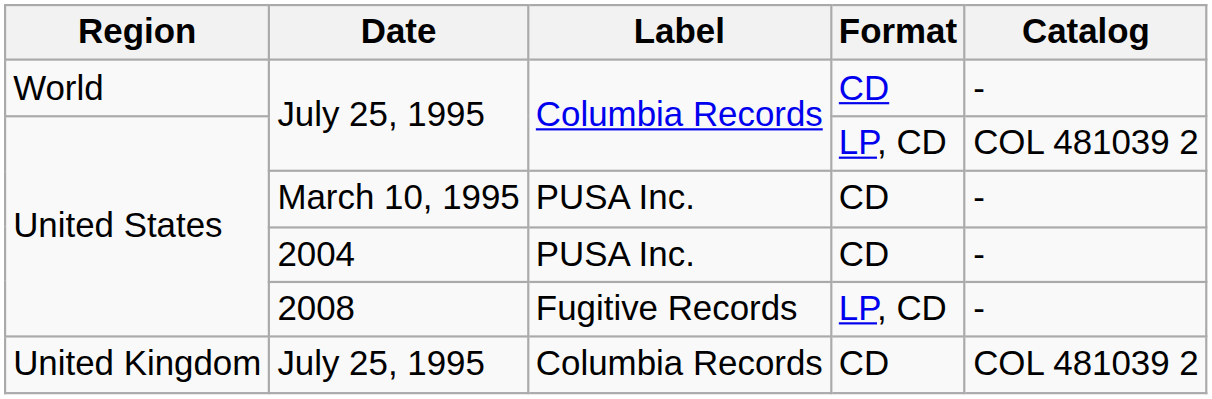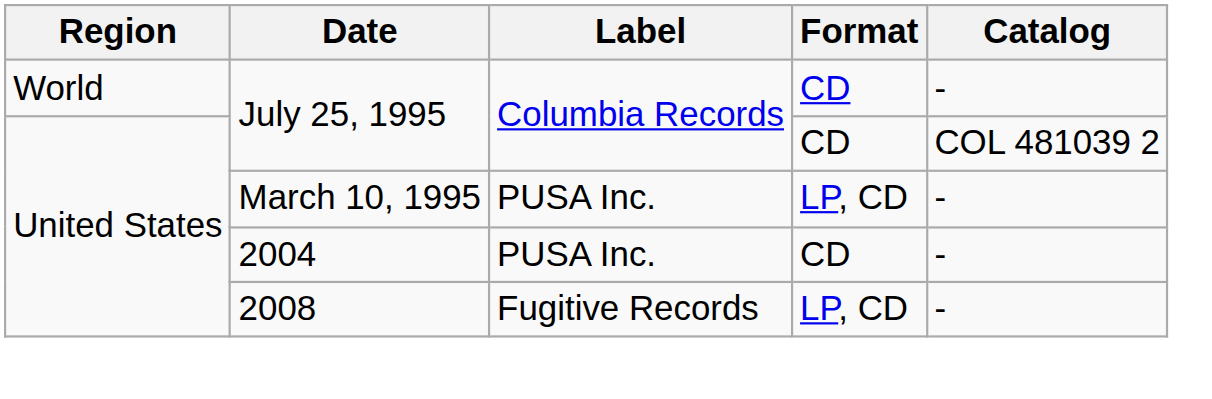(893, 142) LP, CD -> (825, 142) CD
(864, 198) CD -> (854, 198) LP, CD
- row: (137, 364)
